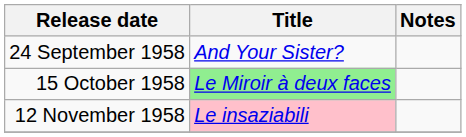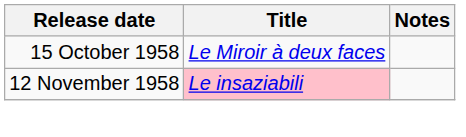- row: (97, 52)
(293, 83) lightgreen background -> (287, 52) no background
